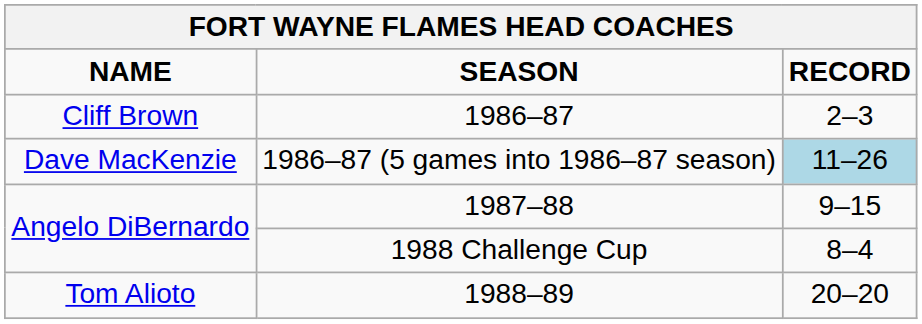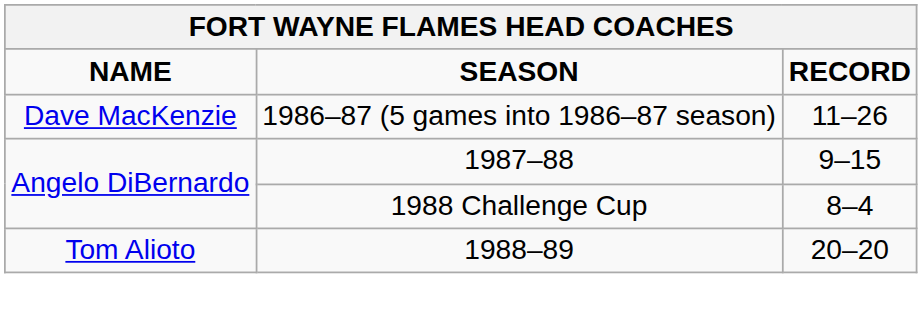- row: (519, 116)
(850, 160) lightblue background -> (850, 116) no background
